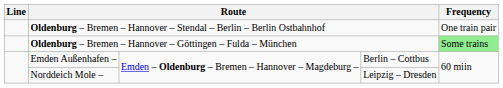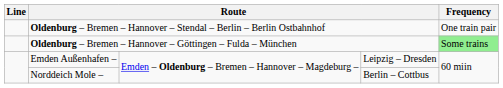(396, 59) Berlin – Cottbus -> (400, 59) Leipzig – Dresden
(400, 75) Leipzig – Dresden -> (396, 75) Berlin – Cottbus
